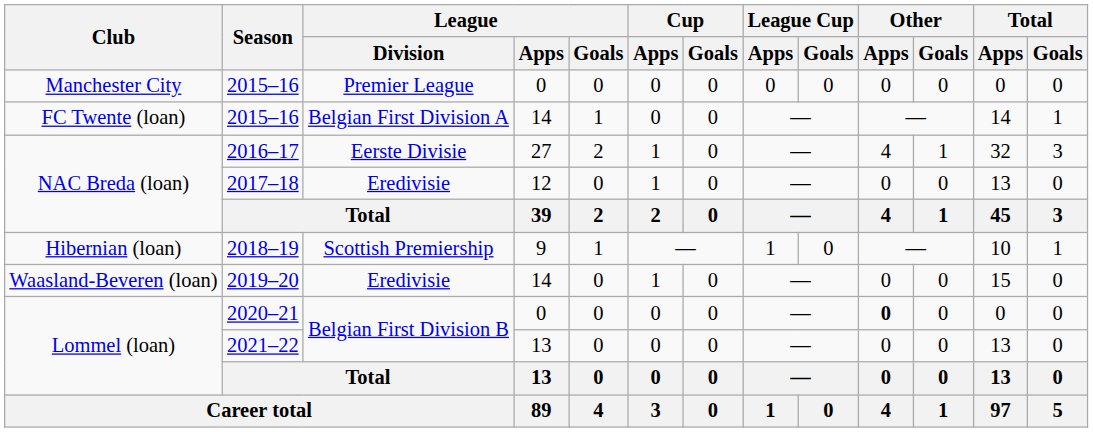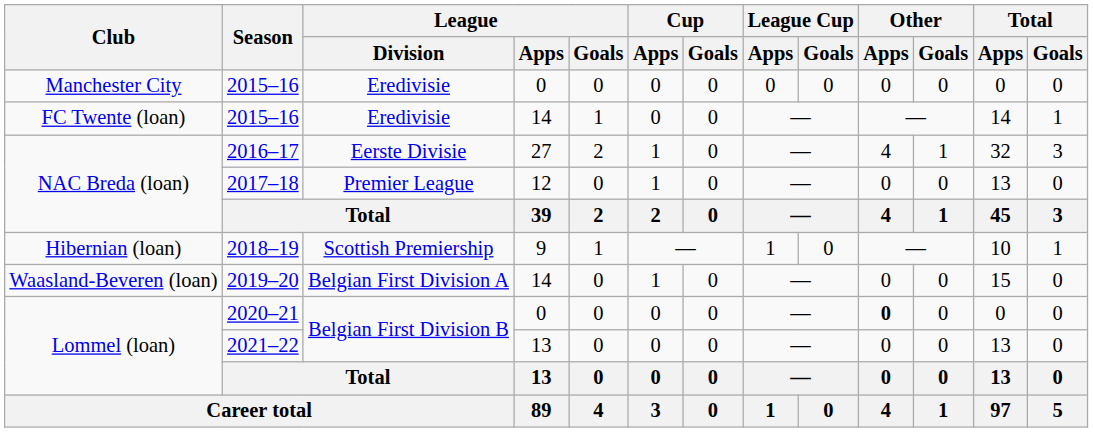(409, 85) Premier League -> (409, 85) Eredivisie
(409, 118) Belgian First Division A -> (409, 118) Eredivisie
(409, 183) Eredivisie -> (409, 183) Premier League
(409, 280) Eredivisie -> (409, 280) Belgian First Division A
